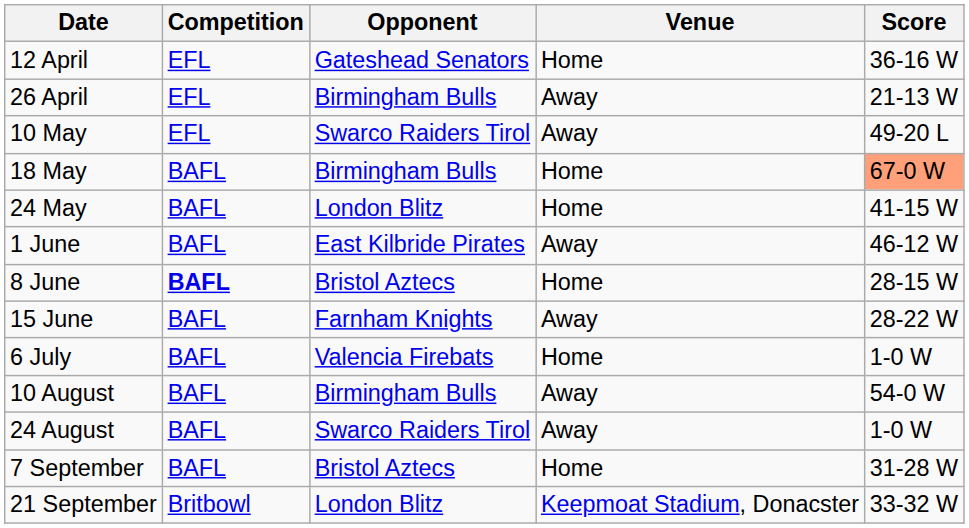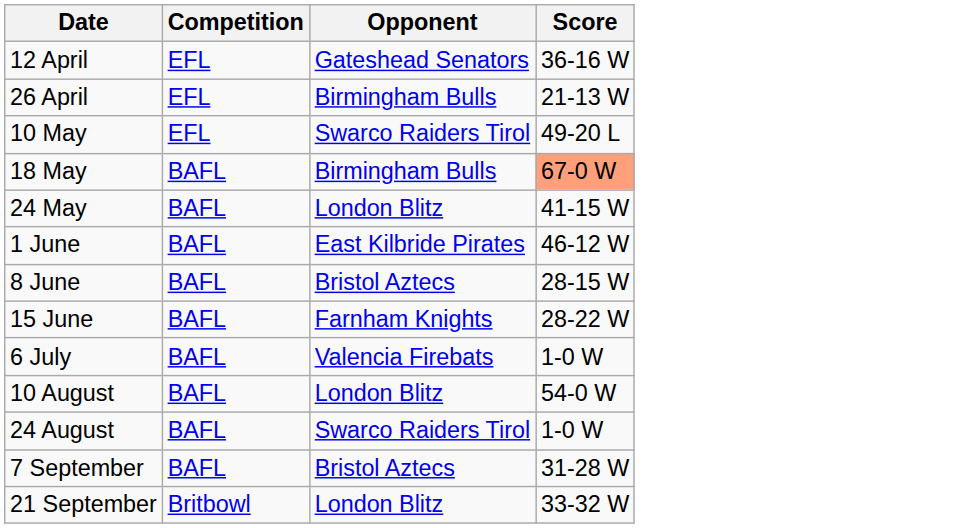- column: (700, 23)
(199, 282) bold -> (197, 282) normal
(406, 393) Birmingham Bulls -> (379, 393) London Blitz
